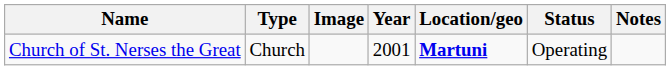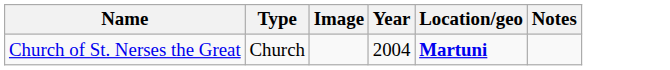- column: (569, 19)
(392, 49) 2001 -> (392, 49) 2004
